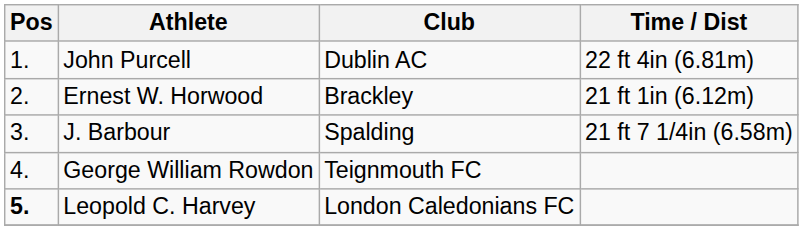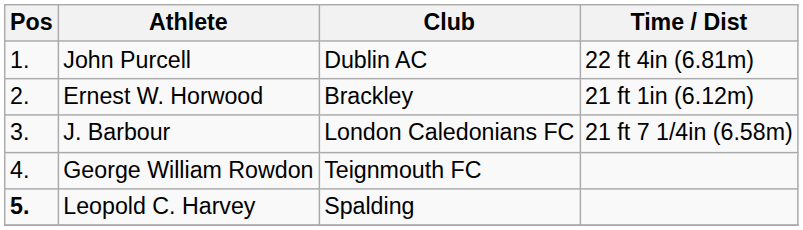(369, 133) Spalding -> (449, 133) London Caledonians FC
(449, 206) London Caledonians FC -> (369, 206) Spalding
